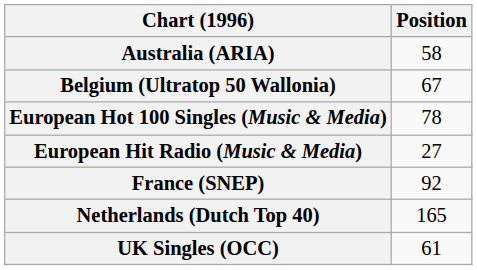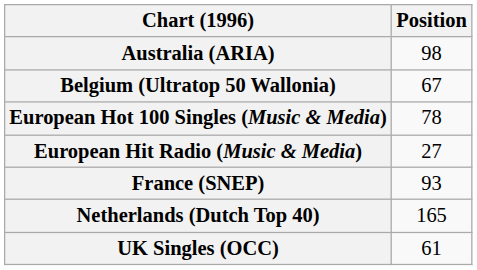(431, 53) 58 -> (431, 53) 98
(431, 183) 92 -> (431, 183) 93
